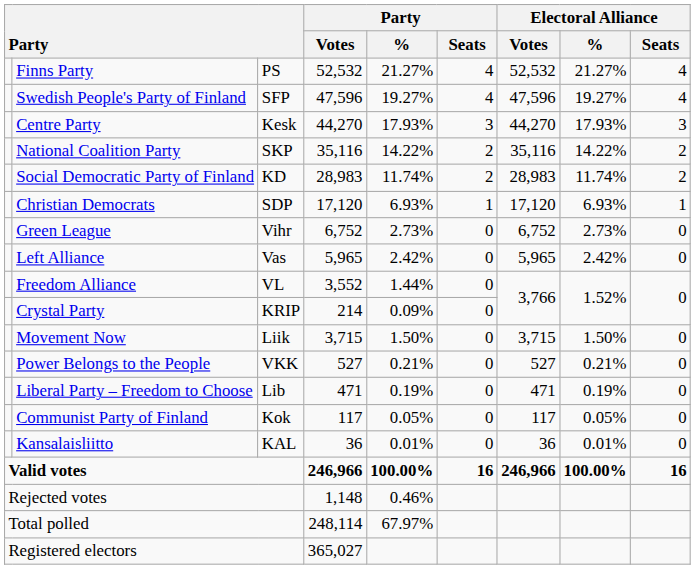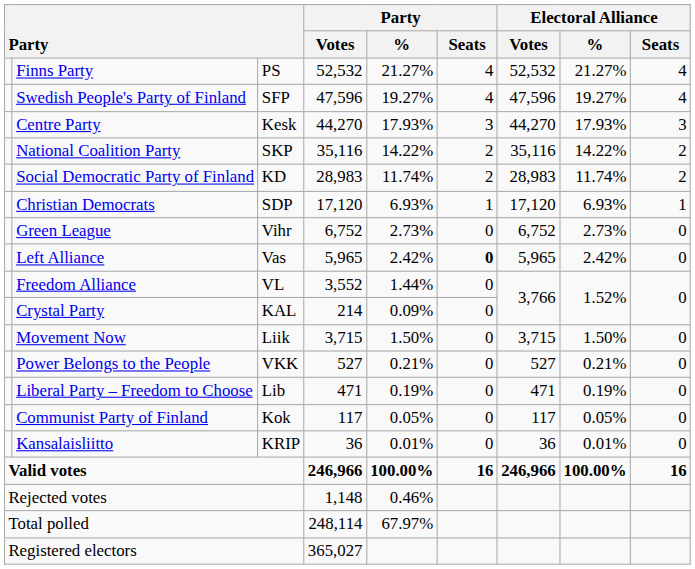(489, 257) normal -> (489, 257) bold
(281, 310) KRIP -> (279, 310) KAL
(279, 444) KAL -> (281, 444) KRIP
